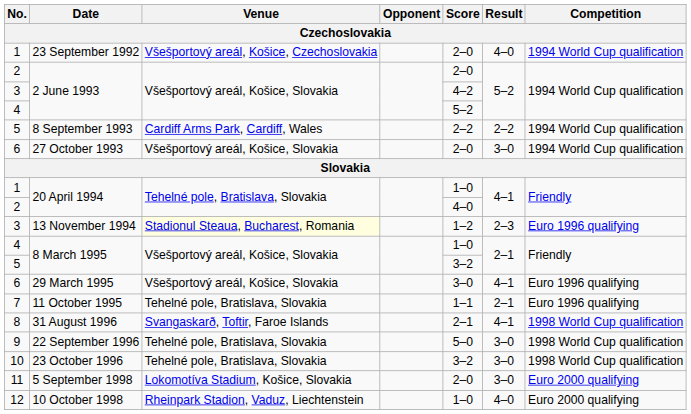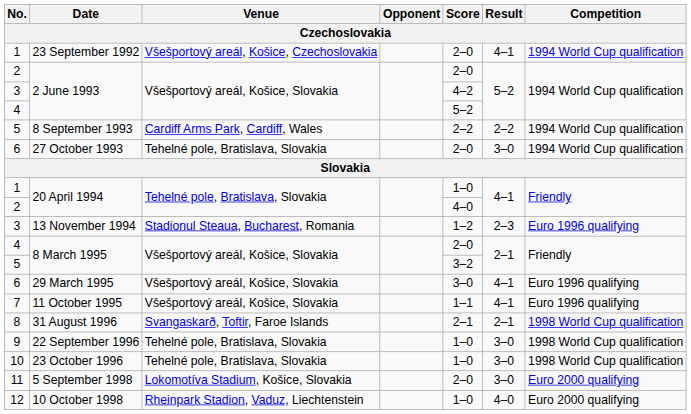(504, 52) 4–0 -> (504, 52) 4–1
(241, 149) Všešportový areál, Košice, Slovakia -> (236, 149) Tehelné pole, Bratislava, Slovakia
(250, 226) lightyellow background -> (250, 226) no background
(463, 245) 1–0 -> (463, 245) 2–0
(236, 303) Tehelné pole, Bratislava, Slovakia -> (241, 303) Všešportový areál, Košice, Slovakia
(504, 303) 2–1 -> (504, 303) 4–1
(504, 322) 4–1 -> (504, 322) 2–1
(463, 341) 5–0 -> (463, 341) 1–0
(463, 361) 3–2 -> (463, 361) 1–0
